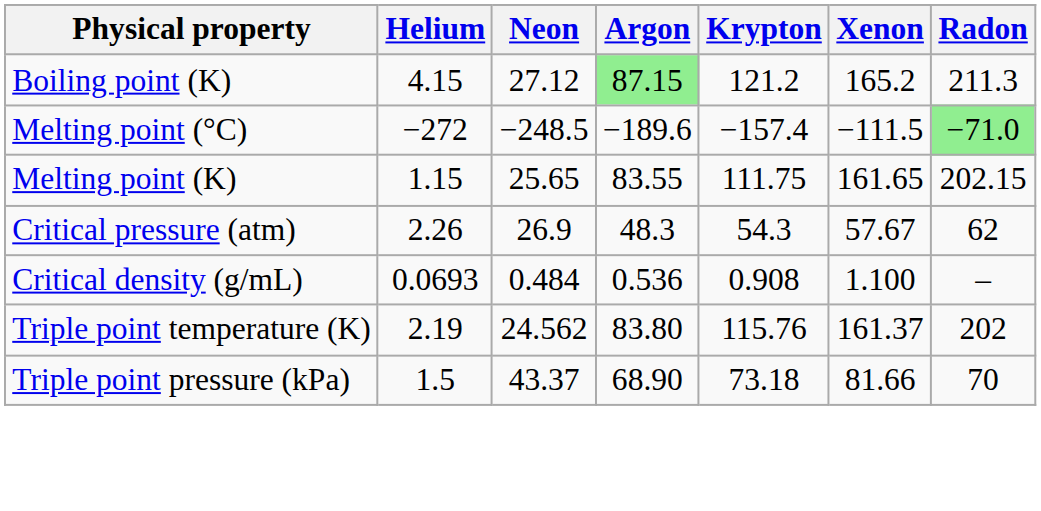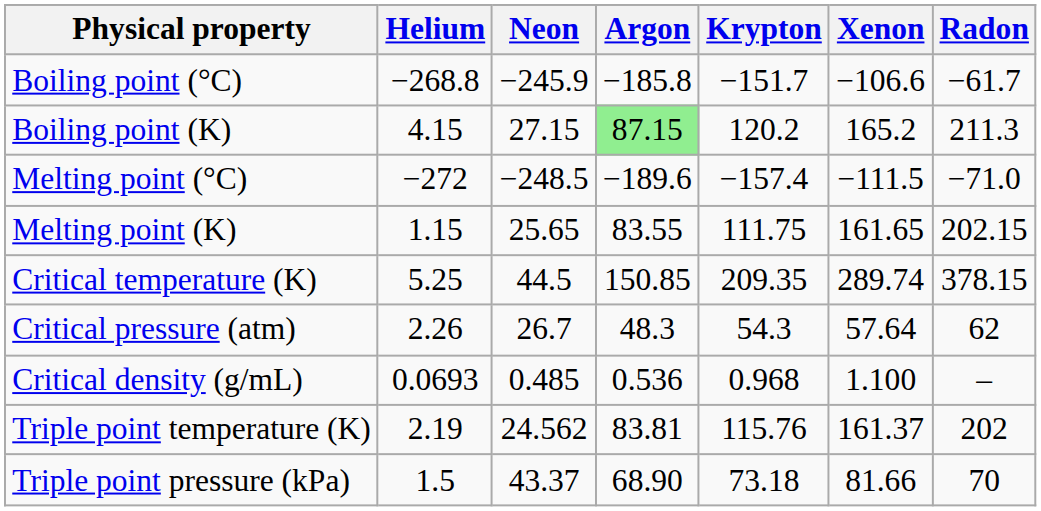+ row: (127, 79)
(544, 79) 27.12 -> (544, 129) 27.15
(764, 79) 121.2 -> (764, 129) 120.2
(983, 129) lightgreen background -> (984, 179) no background
+ row: (165, 279)
(544, 229) 26.9 -> (544, 329) 26.7
(880, 229) 57.67 -> (881, 329) 57.64
(544, 279) 0.484 -> (544, 379) 0.485
(764, 279) 0.908 -> (764, 379) 0.968
(647, 329) 83.80 -> (647, 429) 83.81
